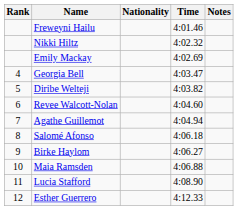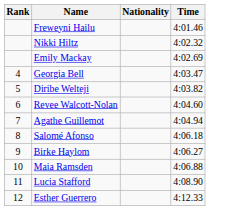- column: (219, 12)
